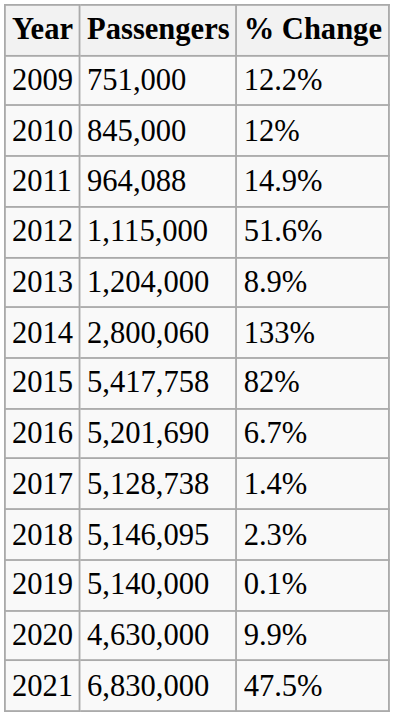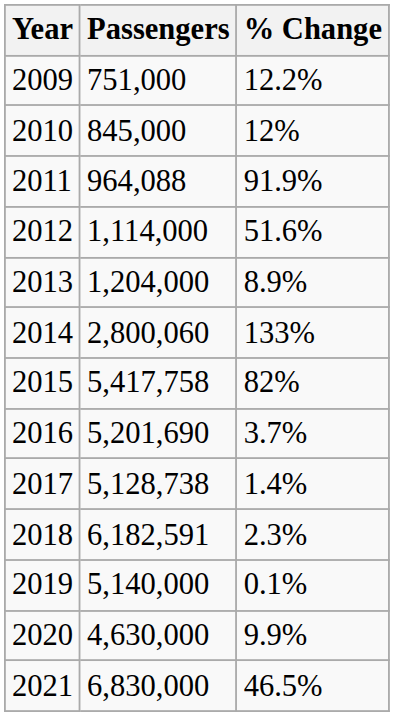(283, 180) 14.9% -> (283, 180) 91.9%
(148, 231) 1,115,000 -> (148, 231) 1,114,000
(275, 433) 6.7% -> (275, 433) 3.7%
(148, 534) 5,146,095 -> (148, 534) 6,182,591
(283, 685) 47.5% -> (283, 685) 46.5%
